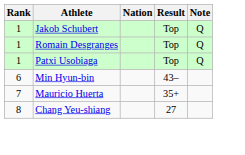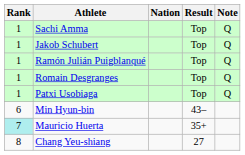+ row: (62, 28)
+ row: (90, 61)
(19, 93) no background -> (19, 126) paleturquoise background
